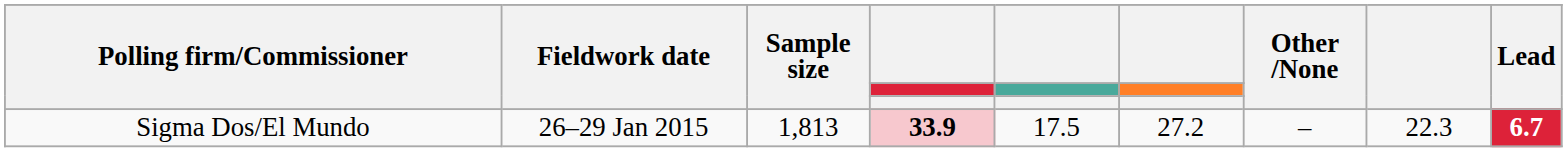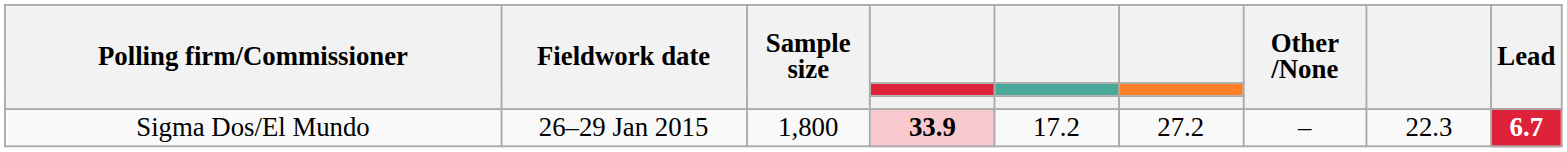(808, 128) 1,813 -> (808, 128) 1,800
(1057, 128) 17.5 -> (1057, 128) 17.2
